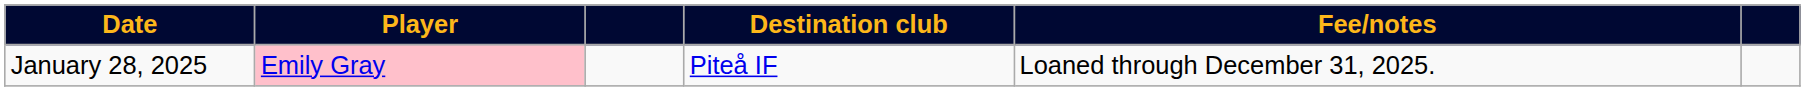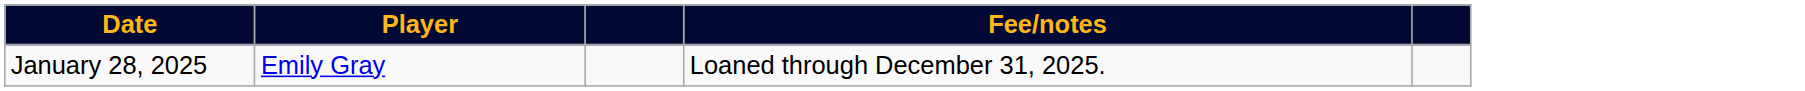- column: (849, 24)
(323, 65) pink background -> (323, 65) no background
